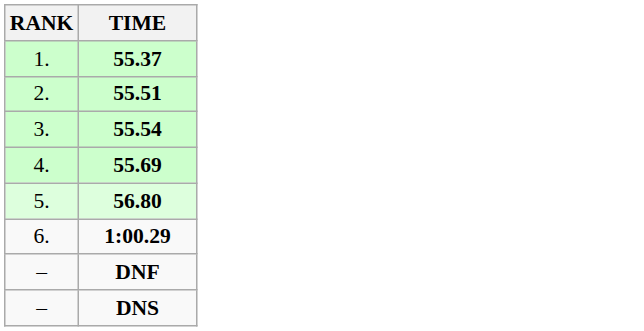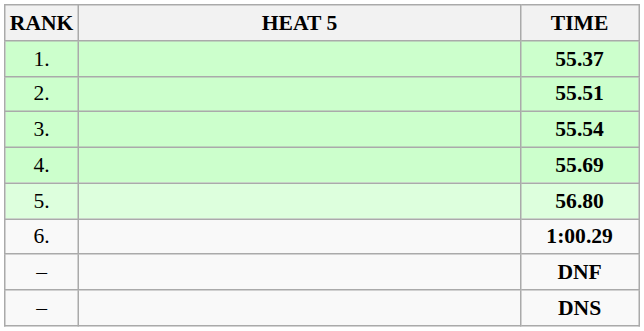+ column: (300, 22)
